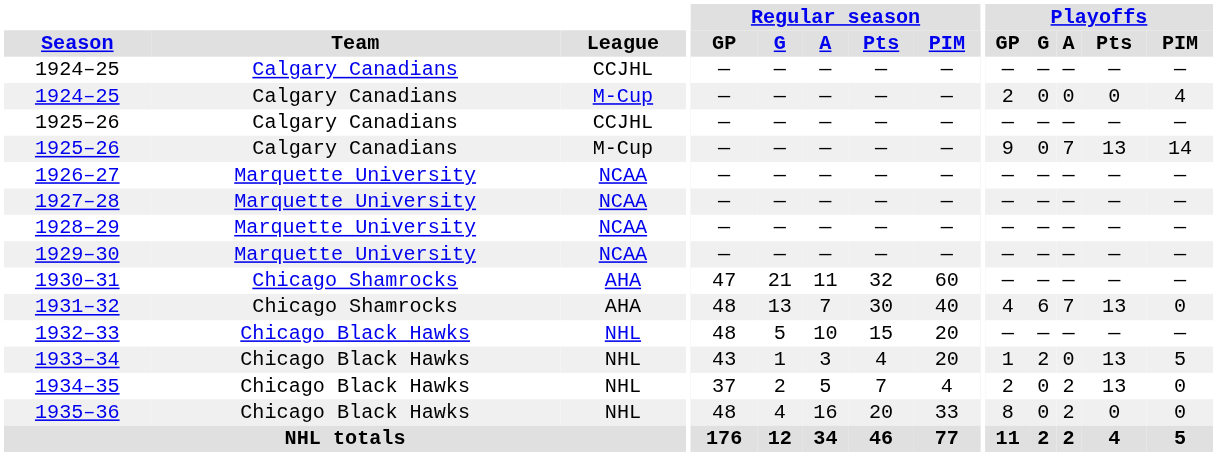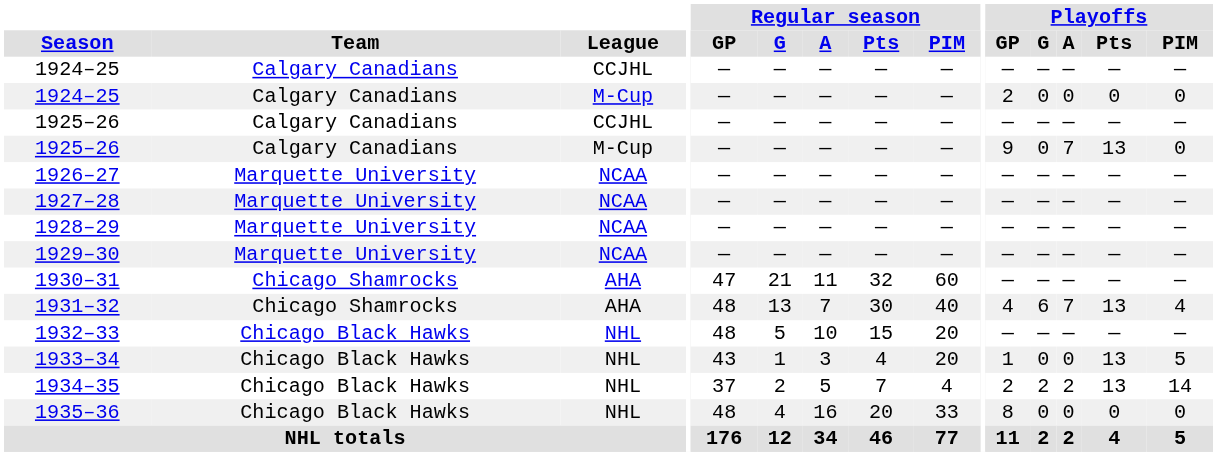(1180, 96) 4 -> (1180, 96) 0
(1180, 149) 14 -> (1180, 149) 0
(1180, 307) 0 -> (1180, 307) 4
(1043, 360) 2 -> (1043, 360) 0
(1043, 386) 0 -> (1043, 386) 2
(1180, 386) 0 -> (1180, 386) 14
(1069, 412) 2 -> (1069, 412) 0
